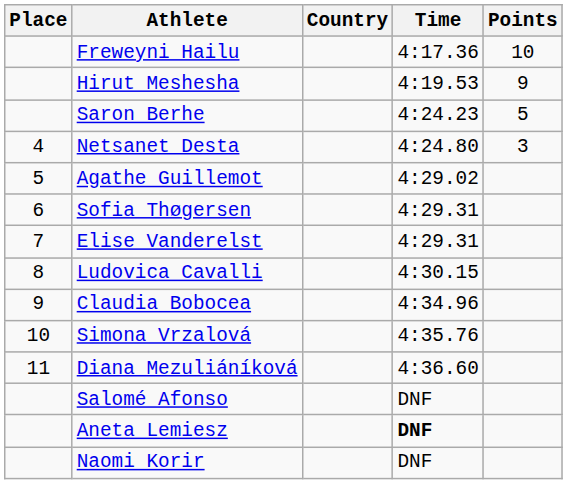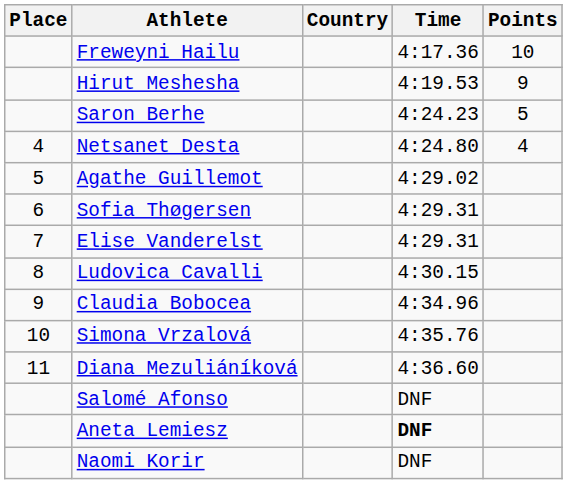(523, 147) 3 -> (523, 147) 4
